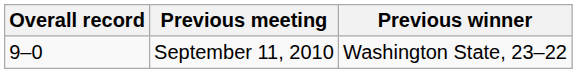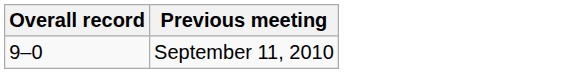- column: (455, 20)
